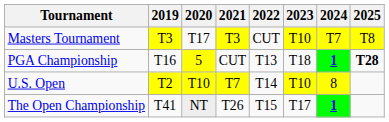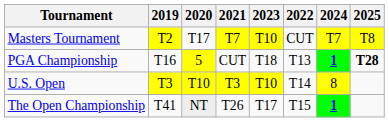columns swapped: (266, 15) <-> (300, 15)
(165, 38) T3 -> (165, 38) T2
(232, 38) T3 -> (232, 38) T7
(165, 83) T2 -> (165, 83) T3
(232, 83) T7 -> (232, 83) T3
